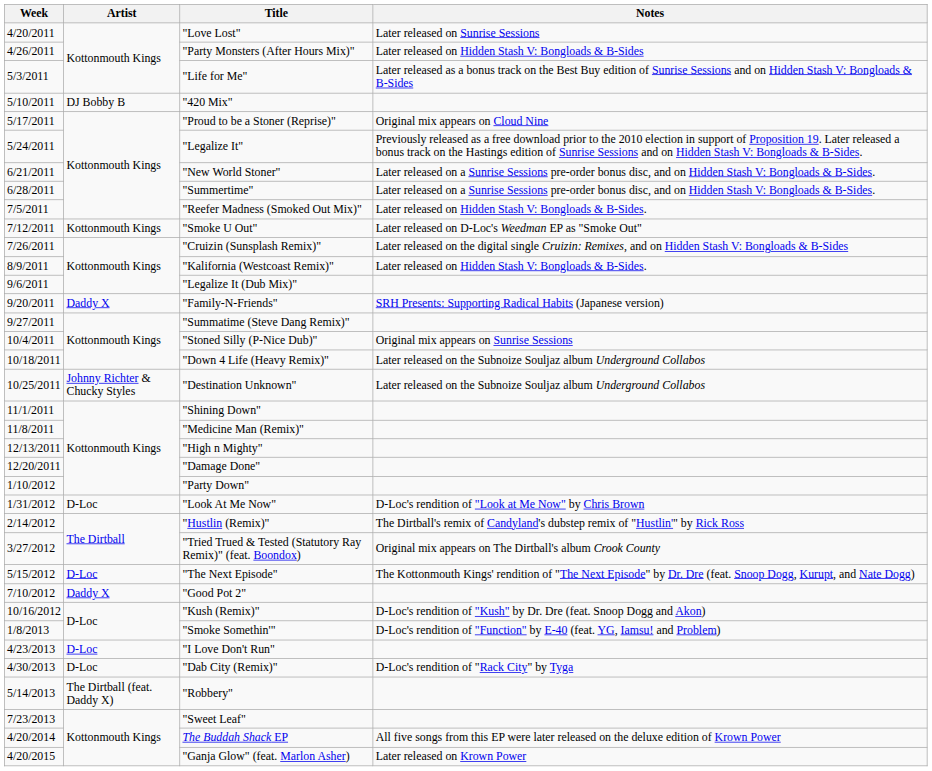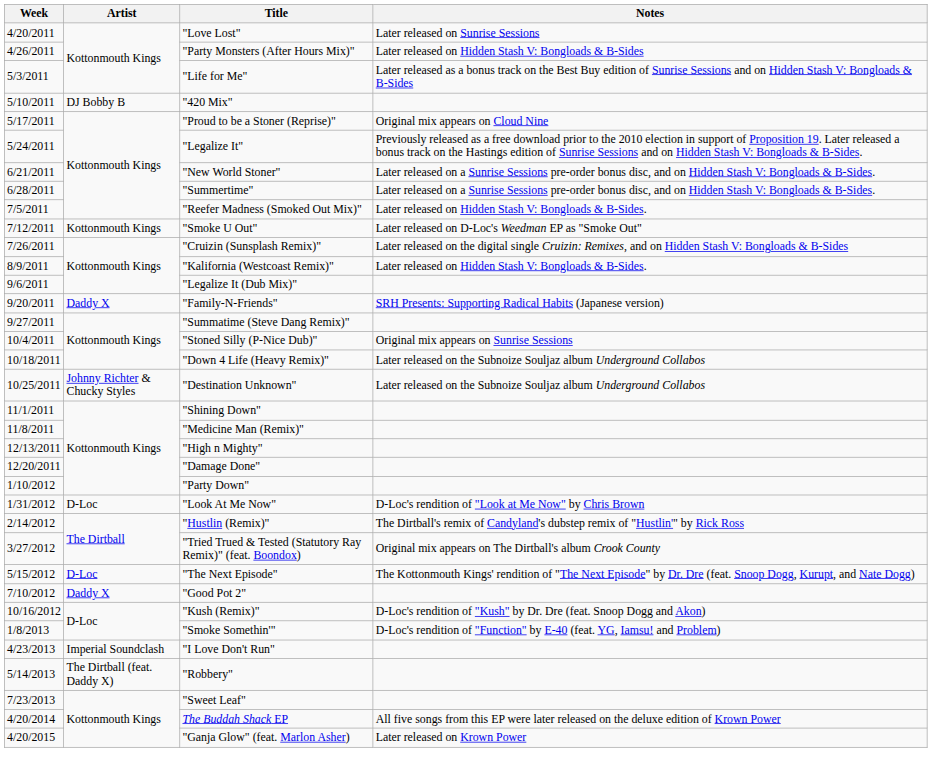(82, 649) D-Loc -> (115, 649) Imperial Soundclash
- row: (230, 668)
